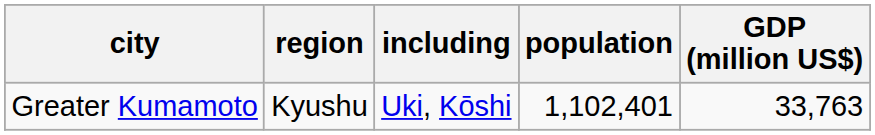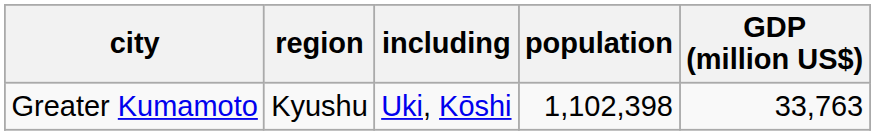(608, 105) 1,102,401 -> (608, 105) 1,102,398
